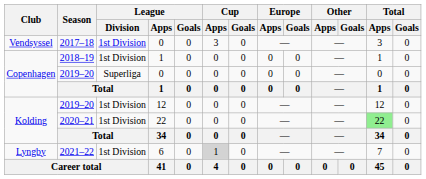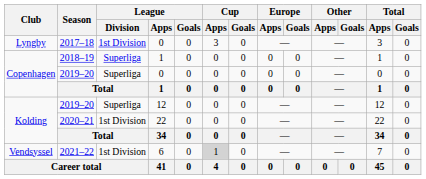(31, 43) Vendsyssel -> (31, 43) Lyngby
(122, 58) 1st Division -> (122, 58) Superliga
(122, 105) 1st Division -> (122, 105) Superliga
(380, 120) lightgreen background -> (380, 120) no background
(31, 151) Lyngby -> (31, 151) Vendsyssel
